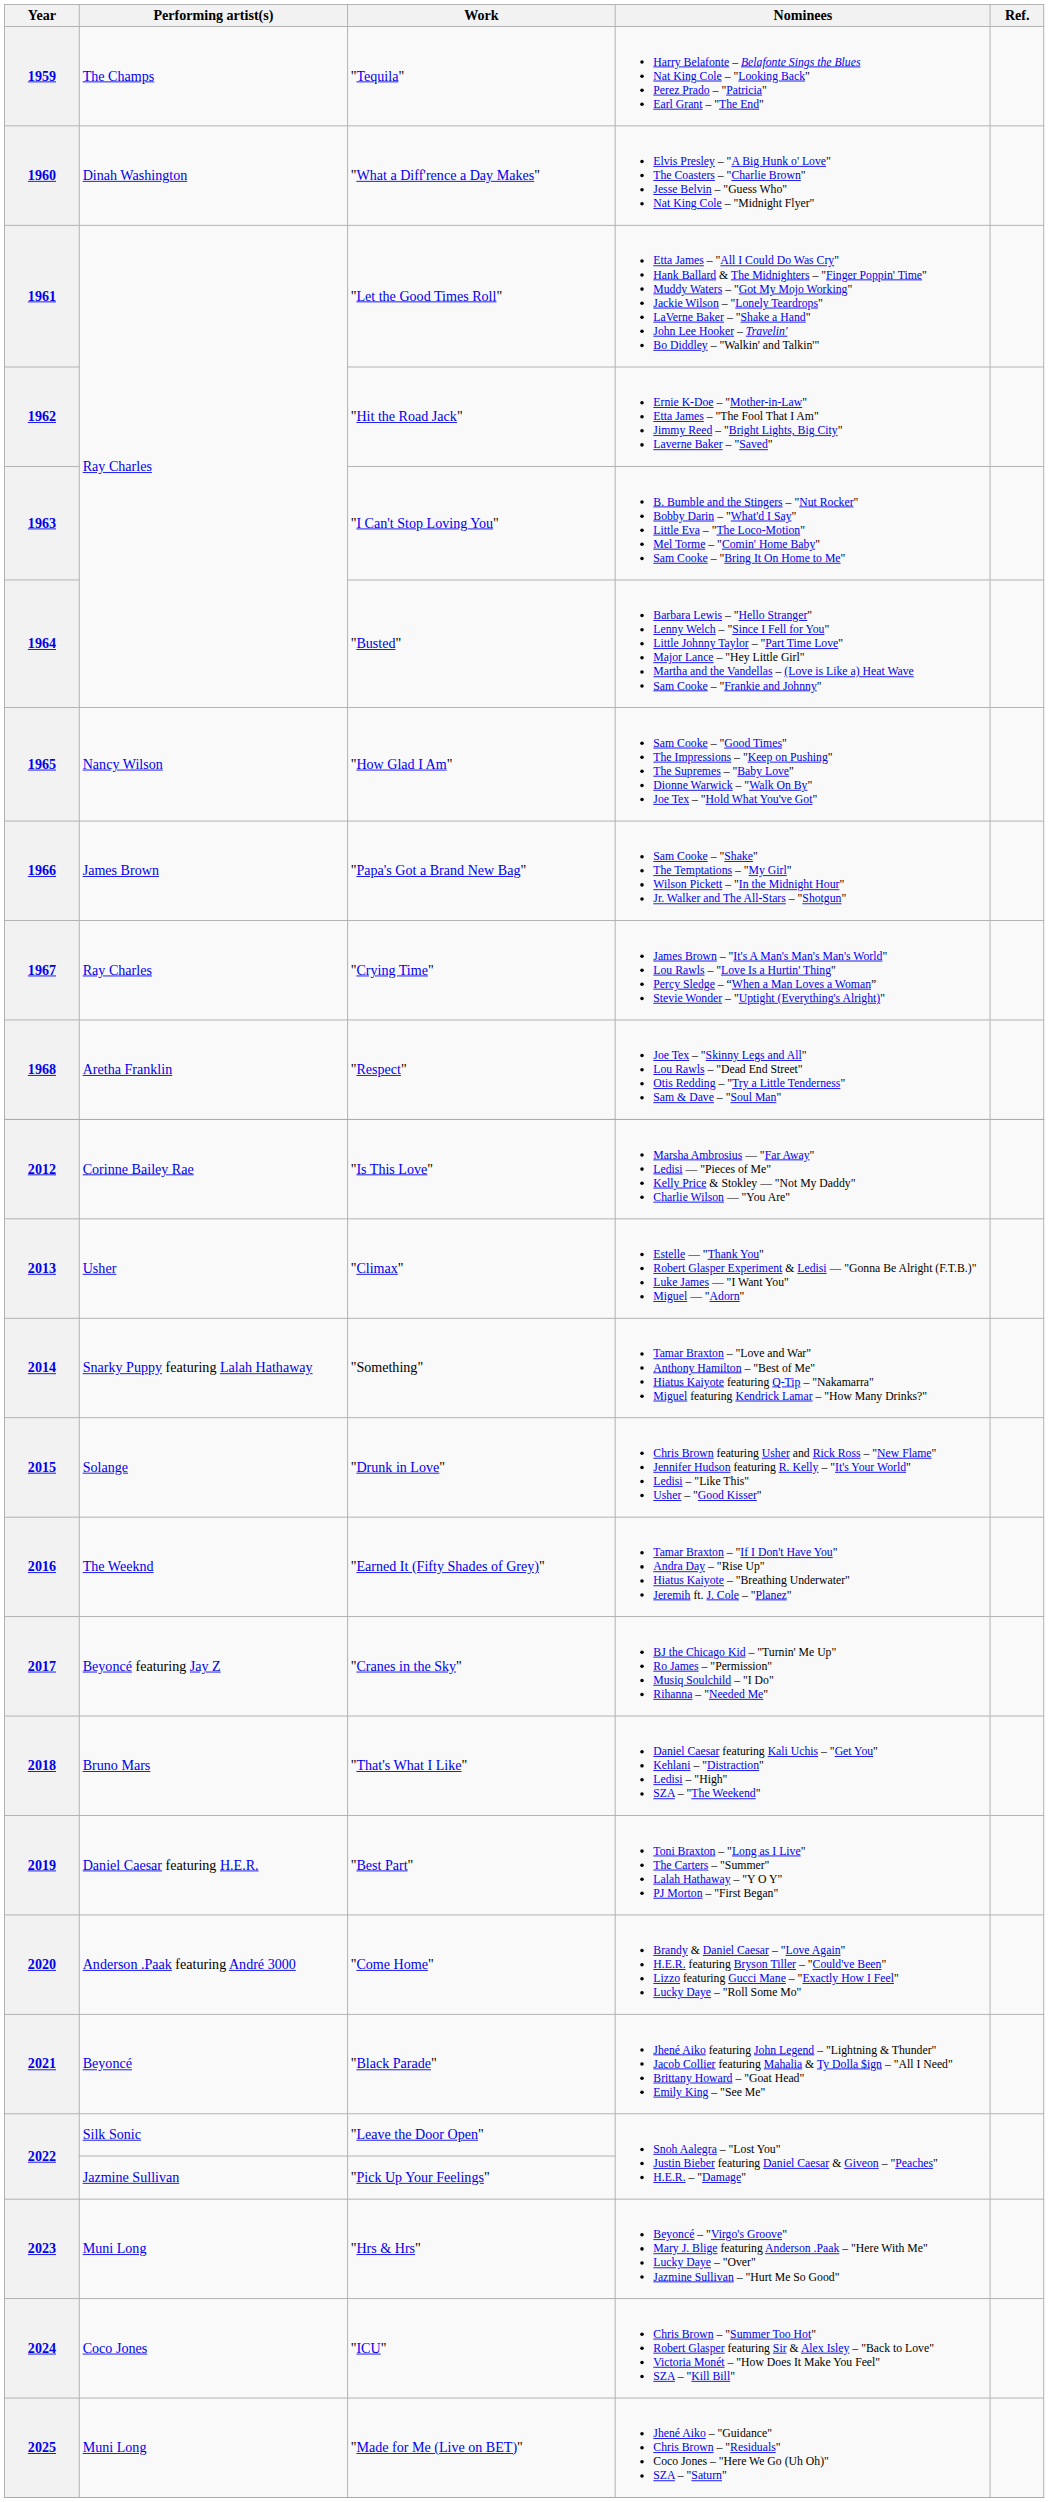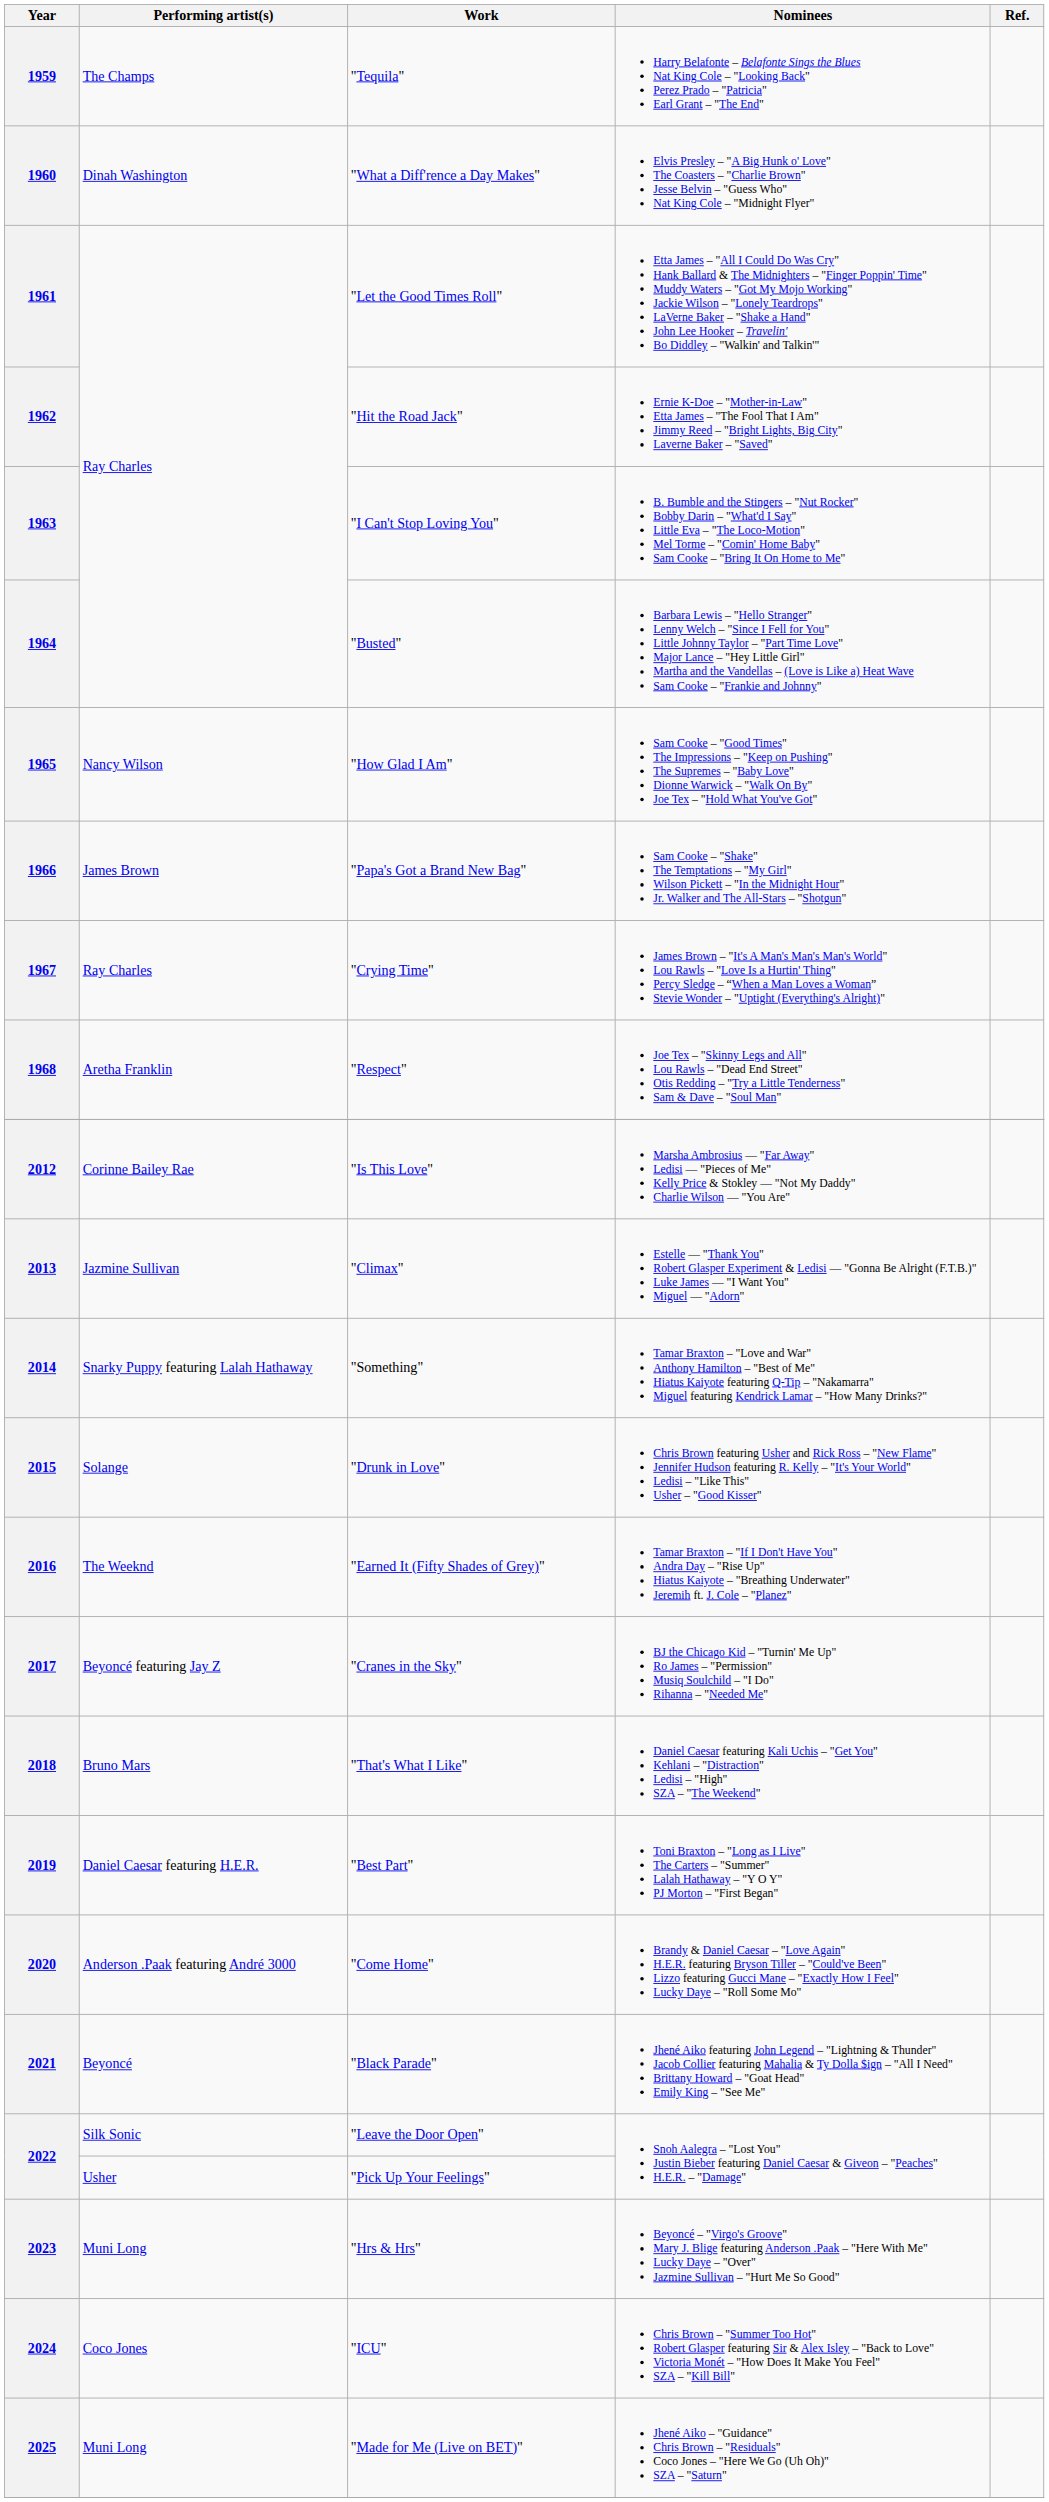(100, 1268) Usher -> (131, 1268) Jazmine Sullivan
(131, 2177) Jazmine Sullivan -> (100, 2177) Usher
